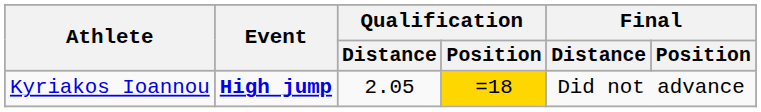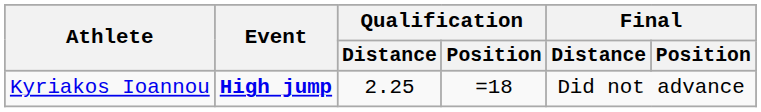(389, 88) 2.05 -> (389, 88) 2.25
(494, 88) gold background -> (494, 88) no background
